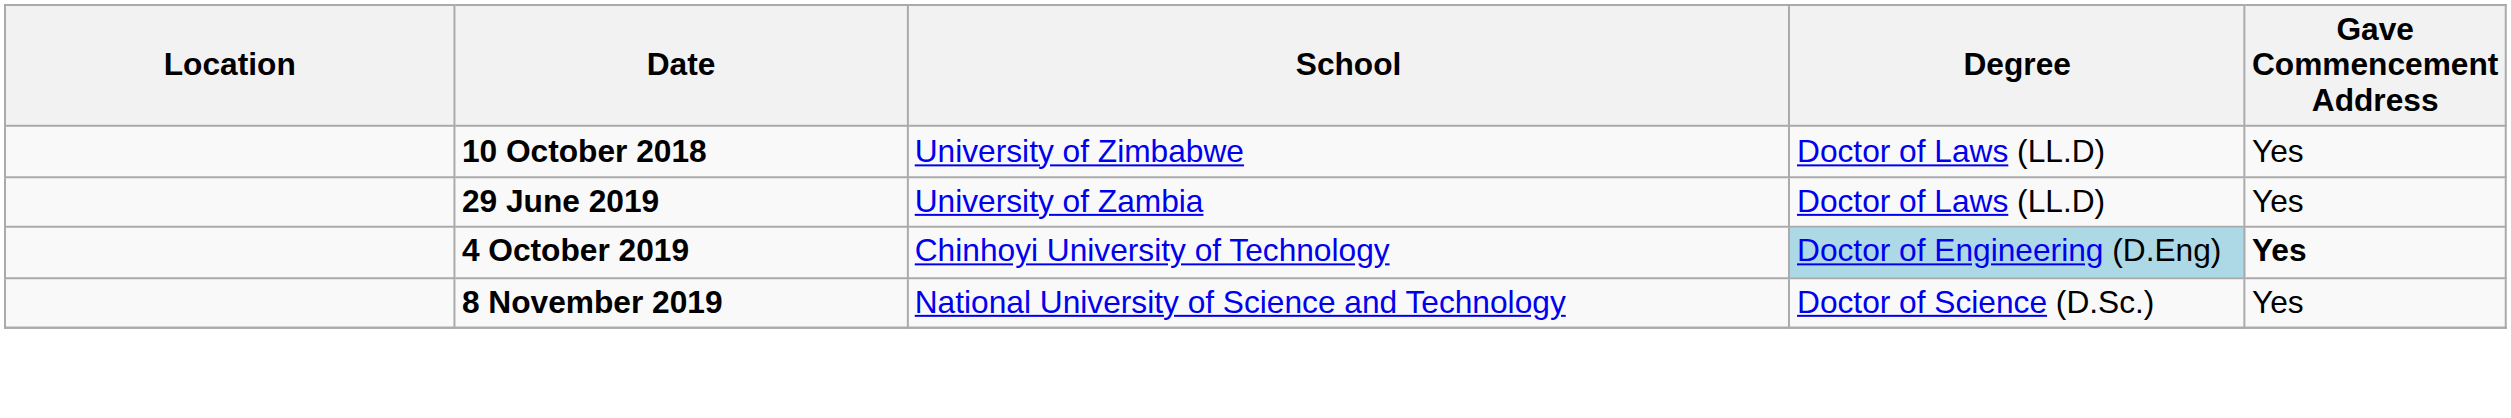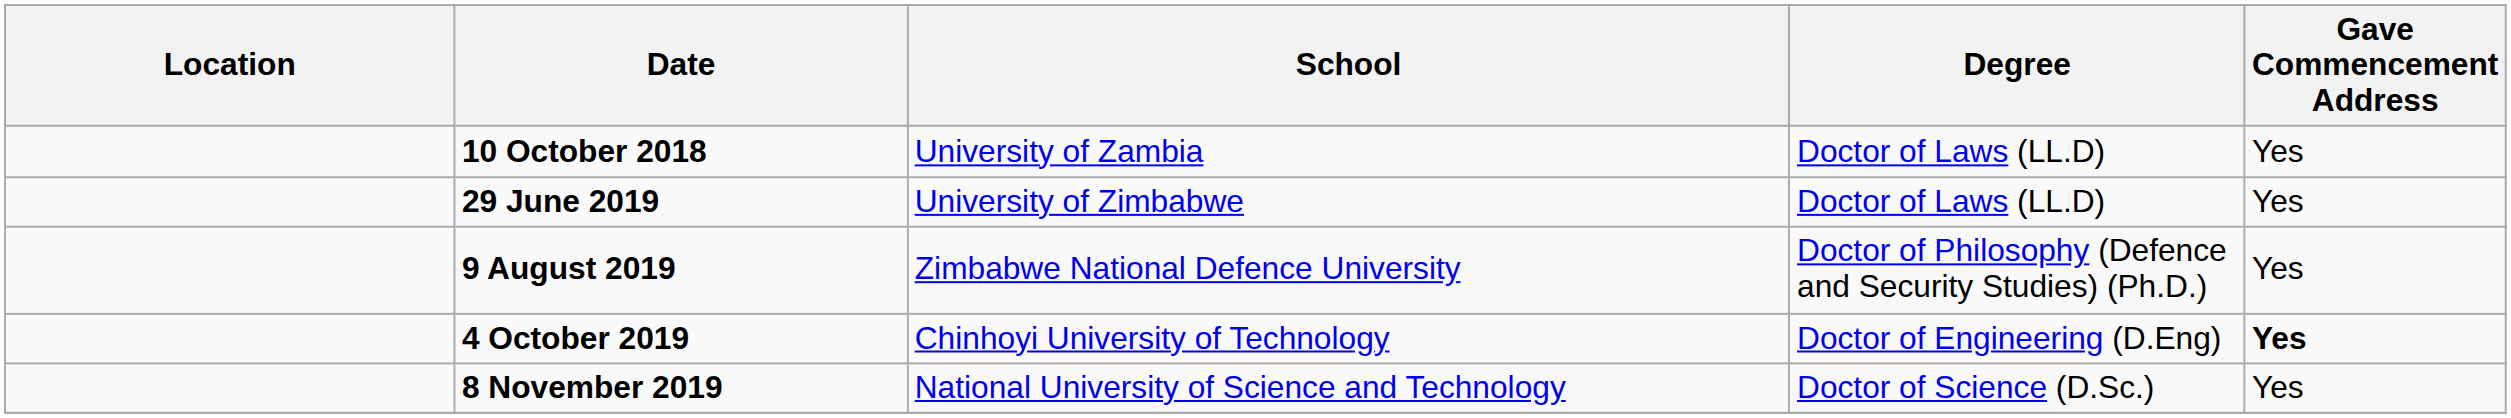(1079, 151) University of Zimbabwe -> (1059, 151) University of Zambia
(1059, 201) University of Zambia -> (1079, 201) University of Zimbabwe
+ row: (569, 269)
(2009, 251) lightblue background -> (2009, 337) no background
